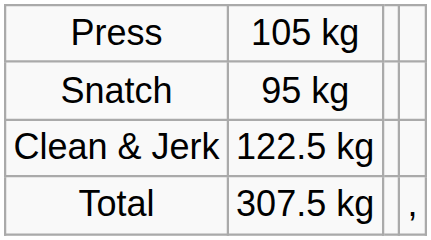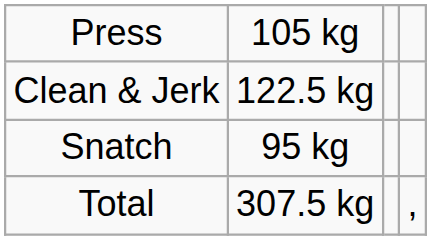rows swapped: (116, 90) <-> (116, 147)
